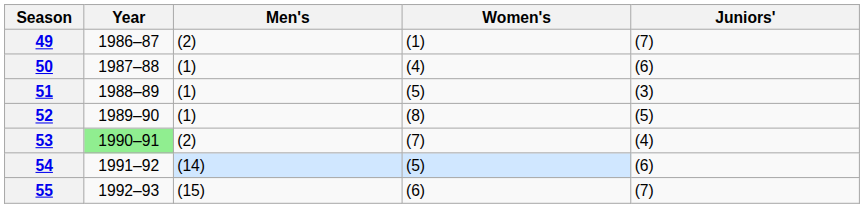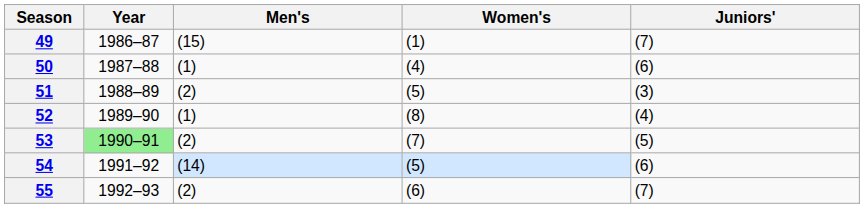(187, 42) (2) -> (191, 42) (15)
(187, 91) (1) -> (187, 91) (2)
(644, 116) (5) -> (644, 116) (4)
(644, 141) (4) -> (644, 141) (5)
(191, 191) (15) -> (187, 191) (2)
